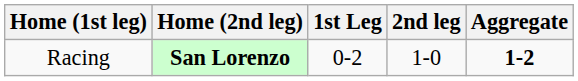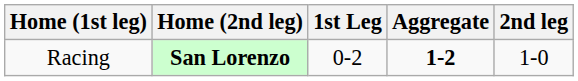columns swapped: (426, 22) <-> (519, 22)
